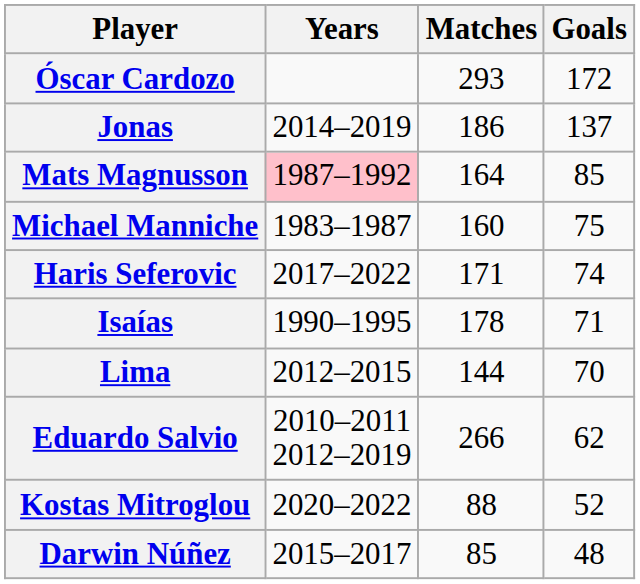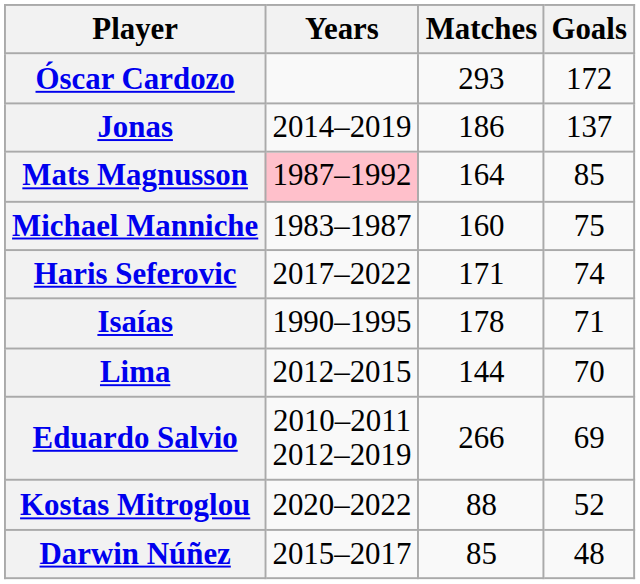(589, 438) 62 -> (589, 438) 69
